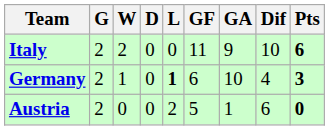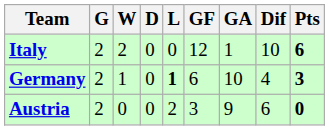(198, 49) 11 -> (198, 49) 12
(228, 49) 9 -> (228, 49) 1
(194, 109) 5 -> (194, 109) 3
(228, 109) 1 -> (228, 109) 9
